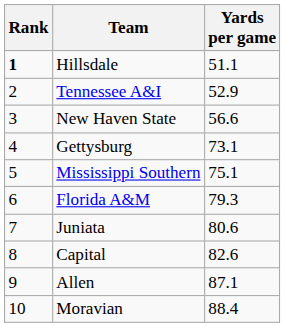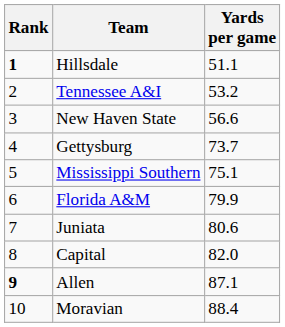(223, 91) 52.9 -> (223, 91) 53.2
(223, 145) 73.1 -> (223, 145) 73.7
(223, 200) 79.3 -> (223, 200) 79.9
(223, 254) 82.6 -> (223, 254) 82.0
(13, 281) normal -> (13, 281) bold
